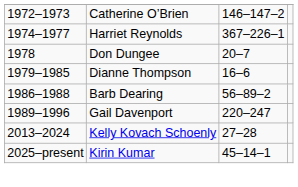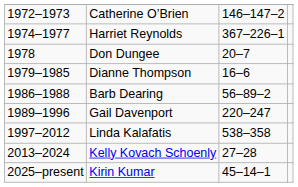+ row: (130, 133)
